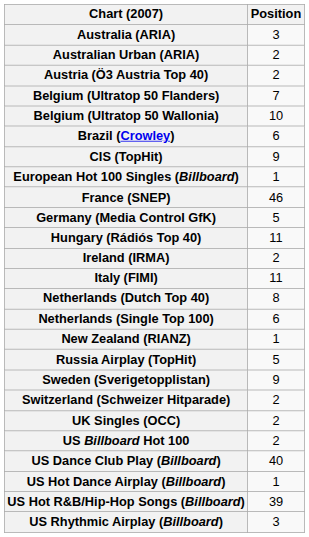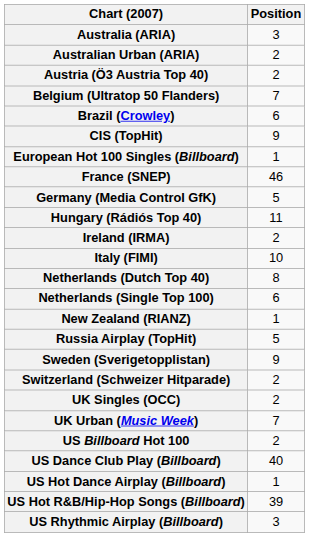- row: (126, 116)
(276, 278) 11 -> (276, 258) 10
+ row: (126, 420)
